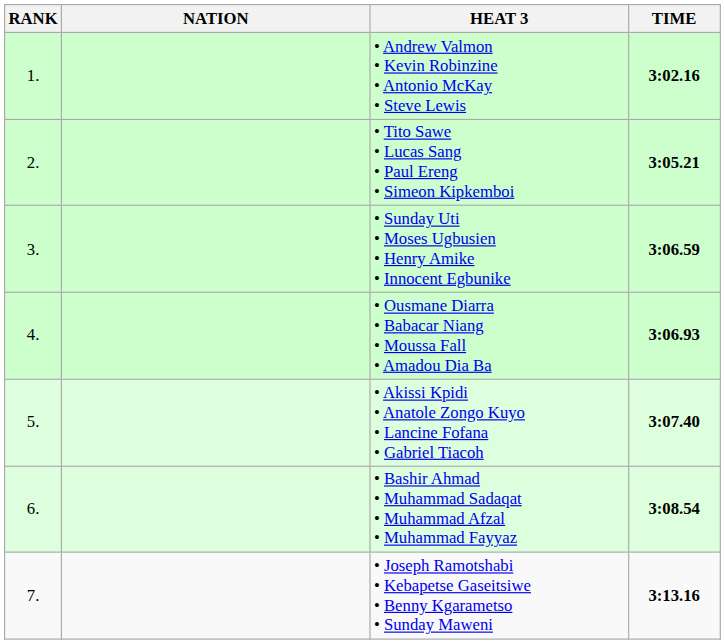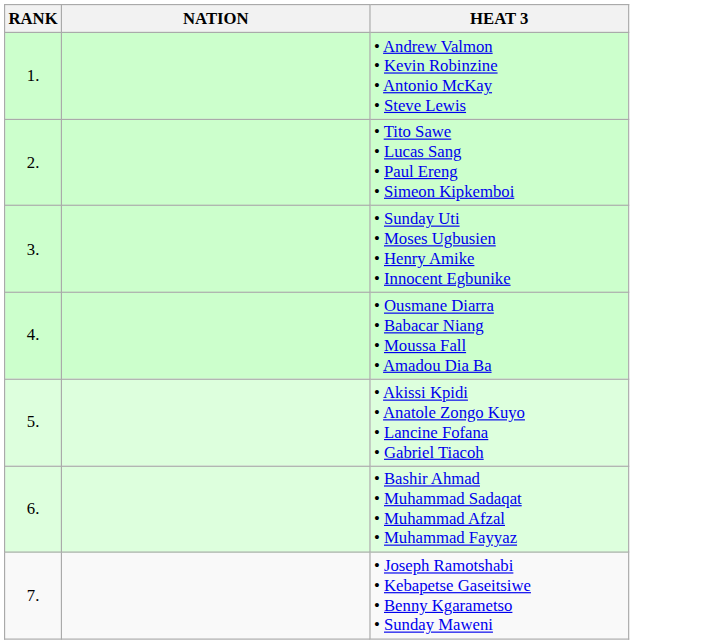- column: (674, 18)
